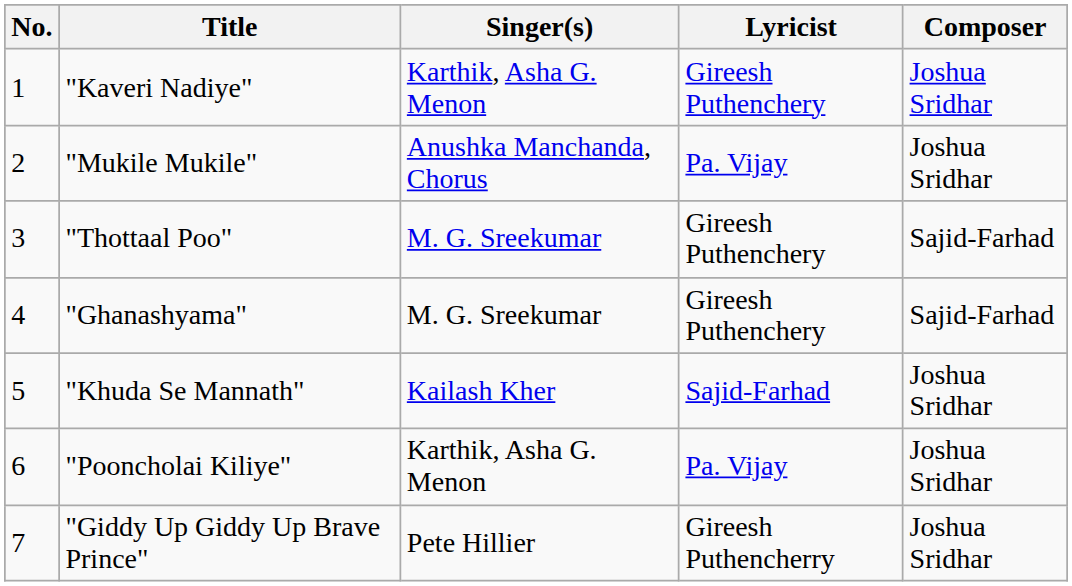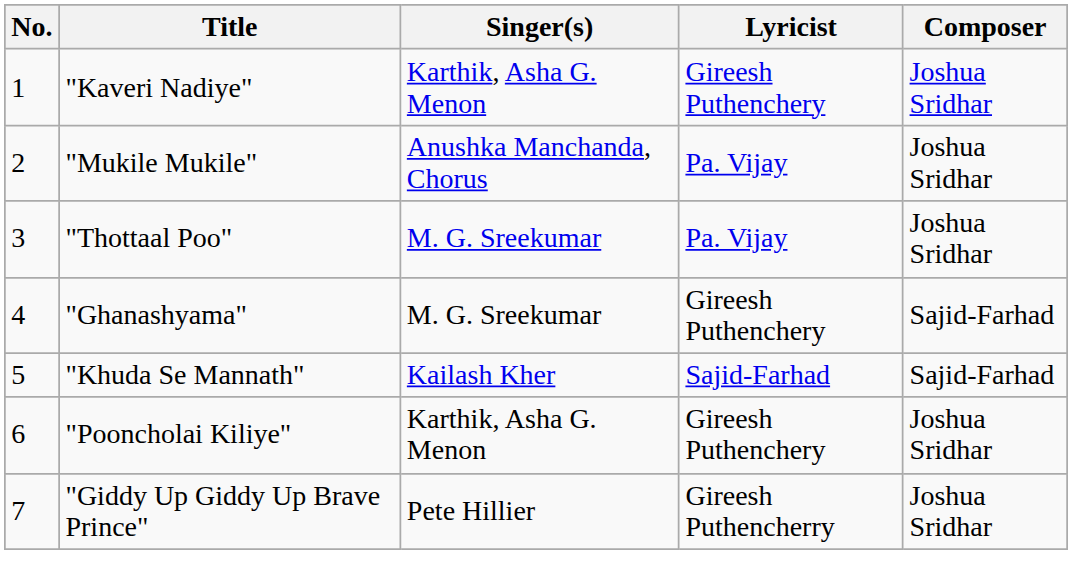(755, 238) Gireesh Puthenchery -> (736, 238) Pa. Vijay
(982, 238) Sajid-Farhad -> (951, 238) Joshua Sridhar
(951, 390) Joshua Sridhar -> (982, 374) Sajid-Farhad
(736, 466) Pa. Vijay -> (755, 434) Gireesh Puthenchery
